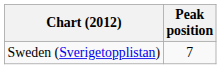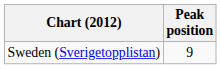(190, 52) 7 -> (190, 52) 9
